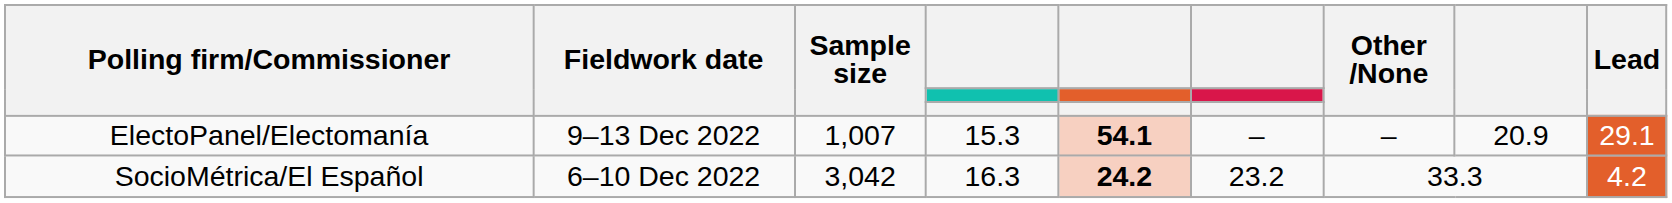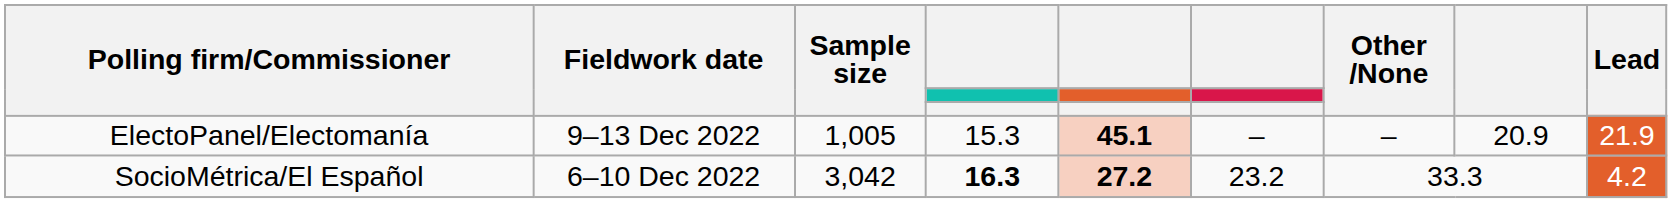(860, 136) 1,007 -> (860, 136) 1,005
(1124, 136) 54.1 -> (1124, 136) 45.1
(1627, 136) 29.1 -> (1627, 136) 21.9
(992, 177) normal -> (992, 177) bold
(1124, 177) 24.2 -> (1124, 177) 27.2
